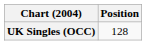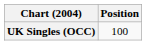(120, 31) 128 -> (120, 31) 100
